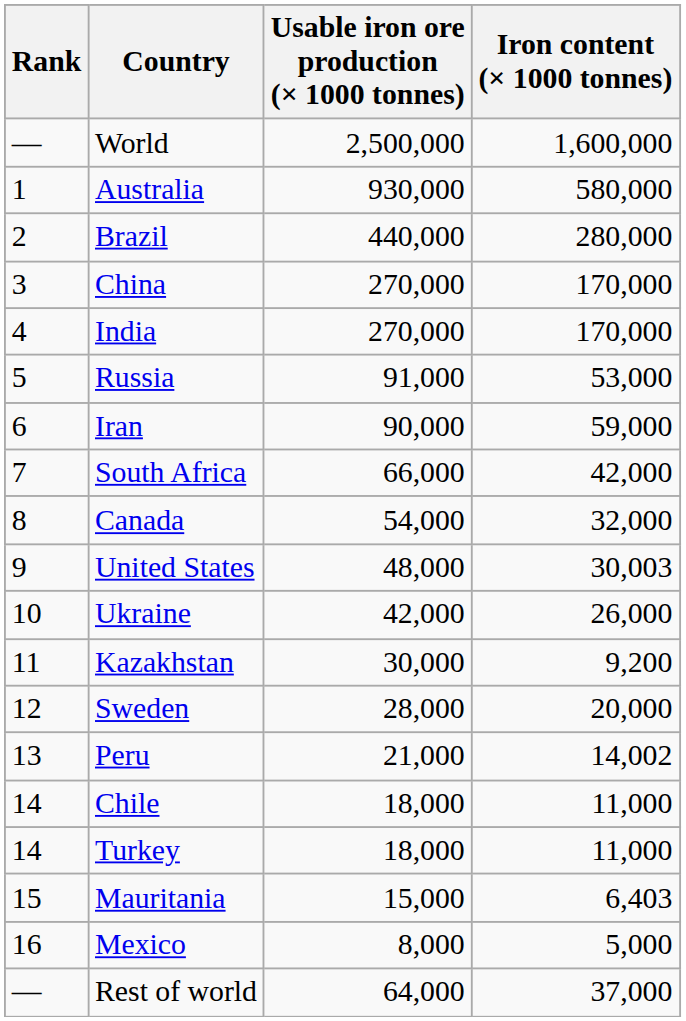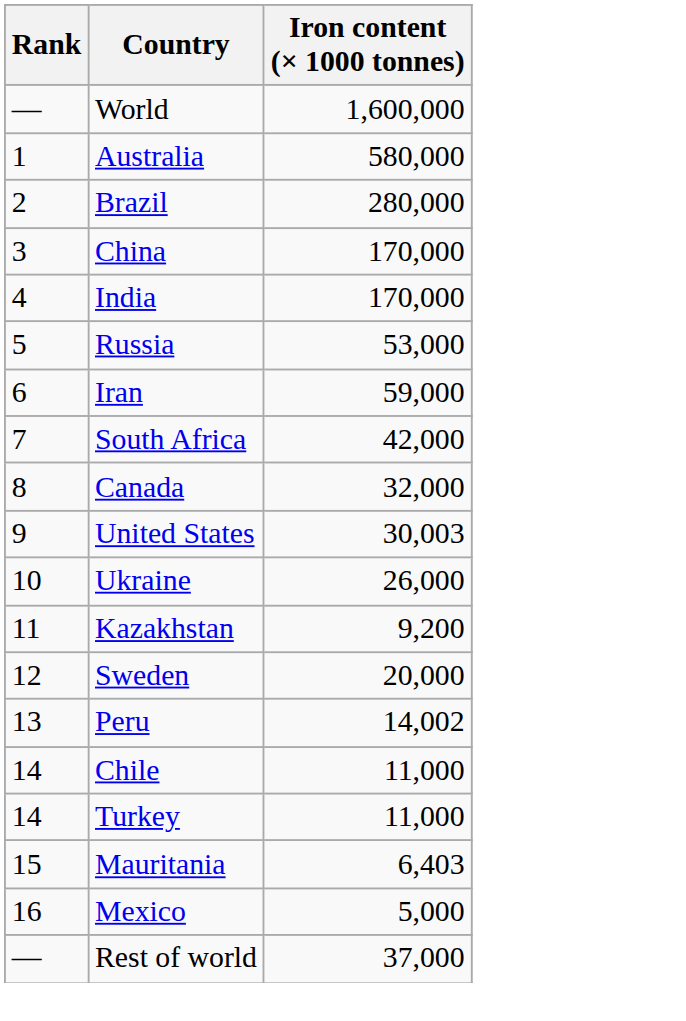- column: (368, 61)
